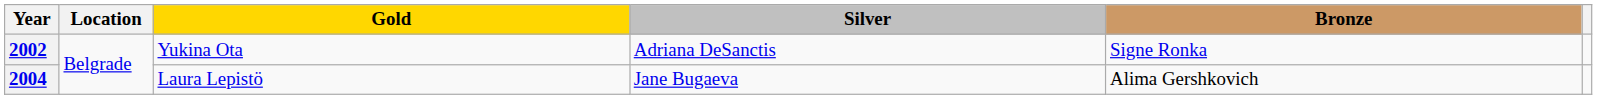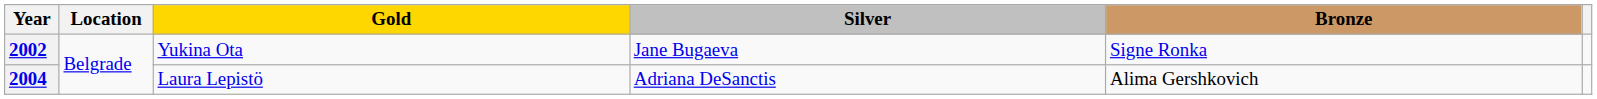(705, 49) Adriana DeSanctis -> (686, 49) Jane Bugaeva
(686, 79) Jane Bugaeva -> (705, 79) Adriana DeSanctis
